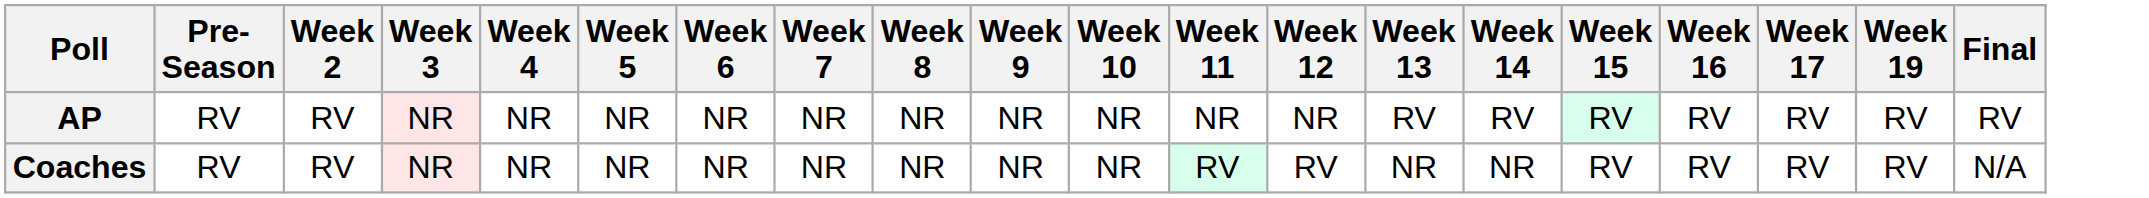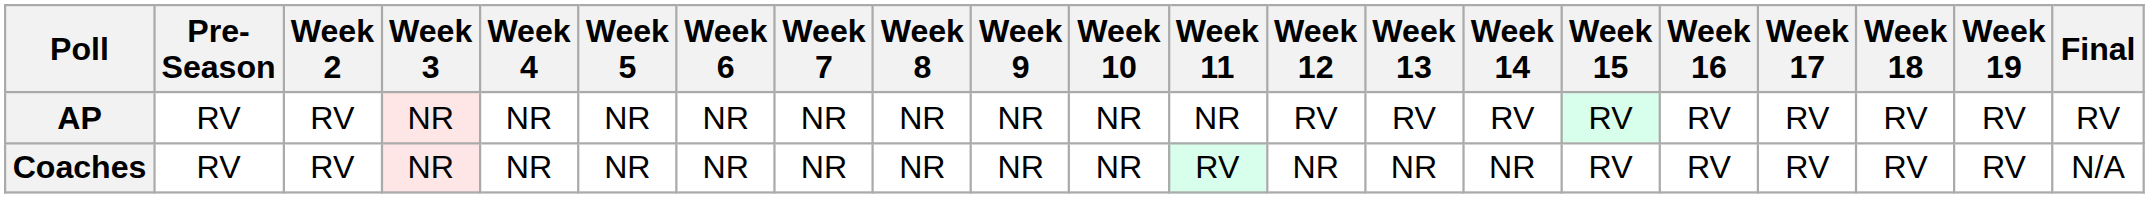+ column: (1906, 49)
(1316, 117) NR -> (1316, 117) RV
(1316, 168) RV -> (1316, 168) NR
